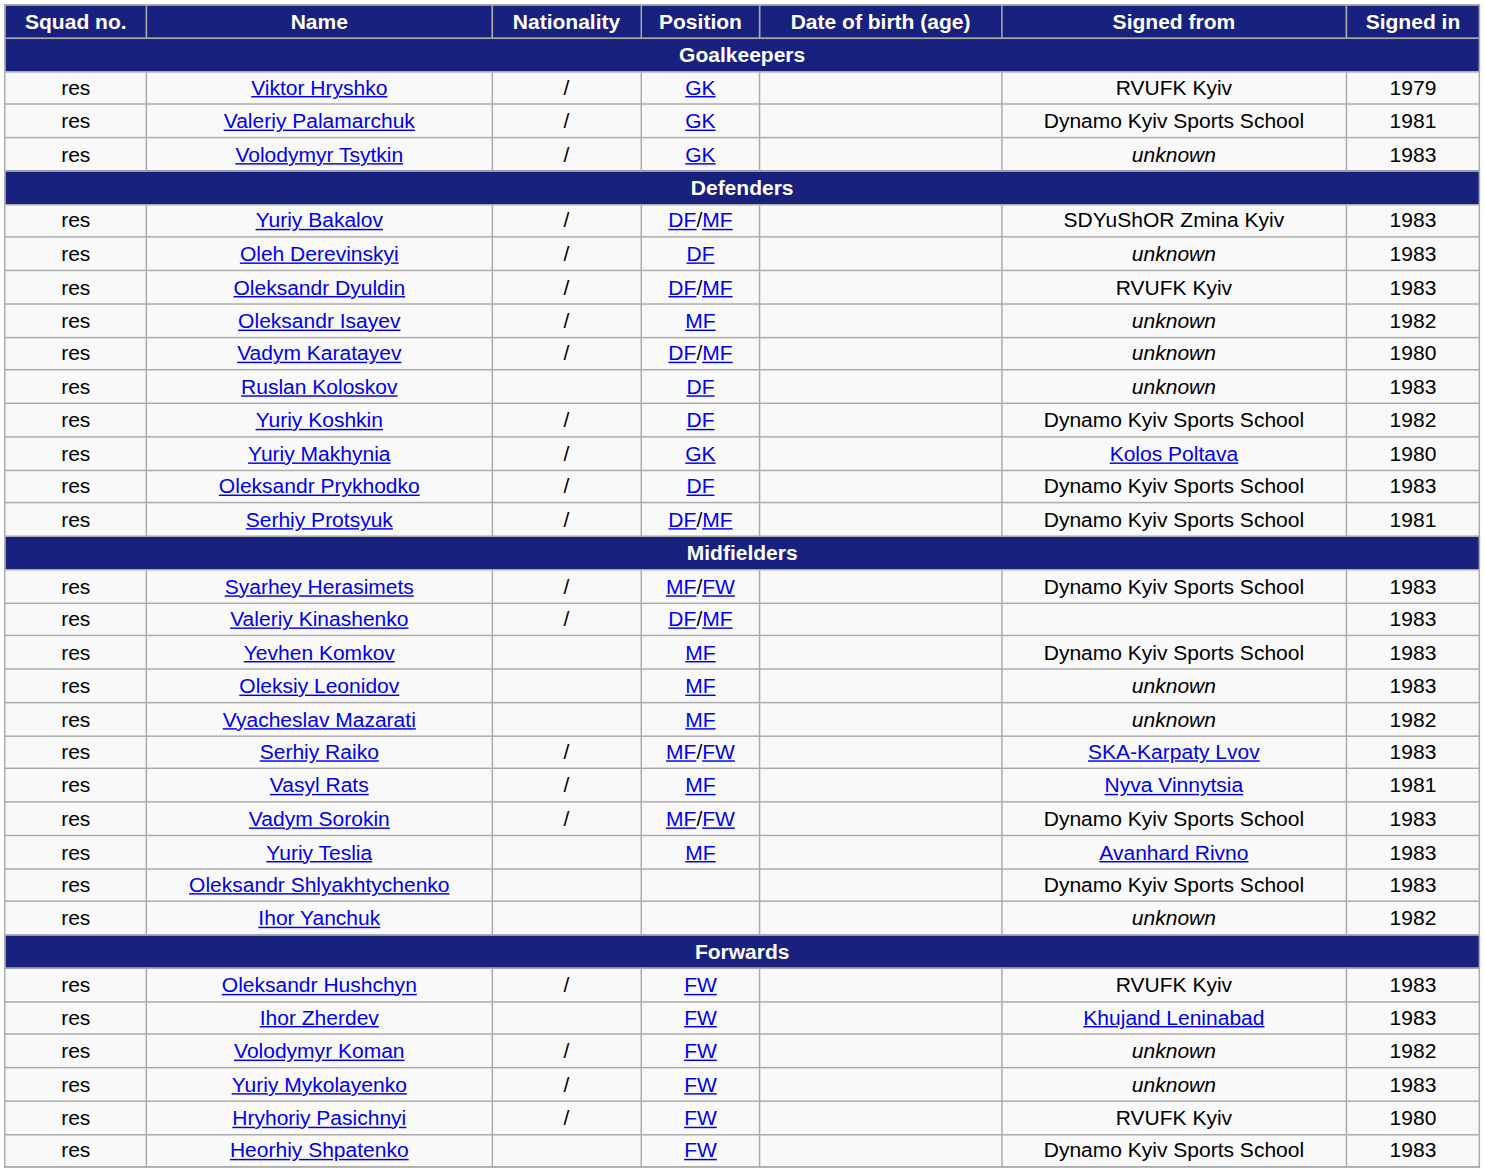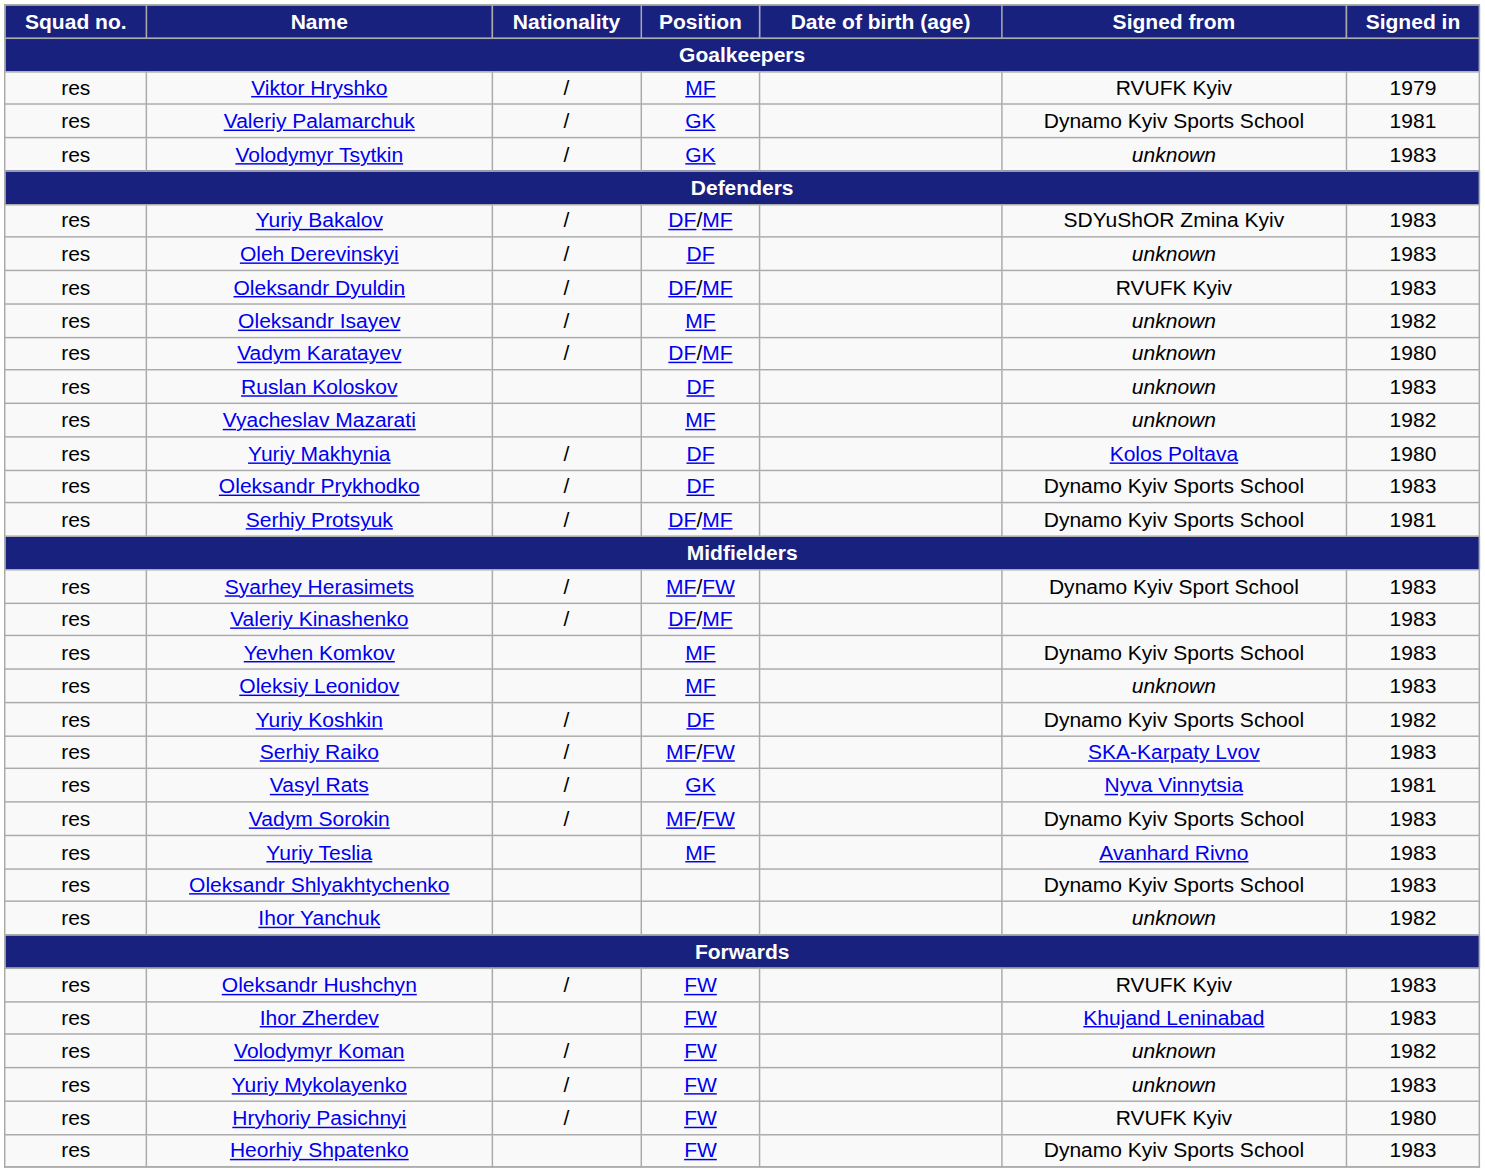(700, 88) GK -> (700, 88) MF
rows swapped: (319, 420) <-> (319, 719)
(700, 454) GK -> (700, 454) DF
(1174, 586) Dynamo Kyiv Sports School -> (1174, 586) Dynamo Kyiv Sport School
(700, 786) MF -> (700, 786) GK
